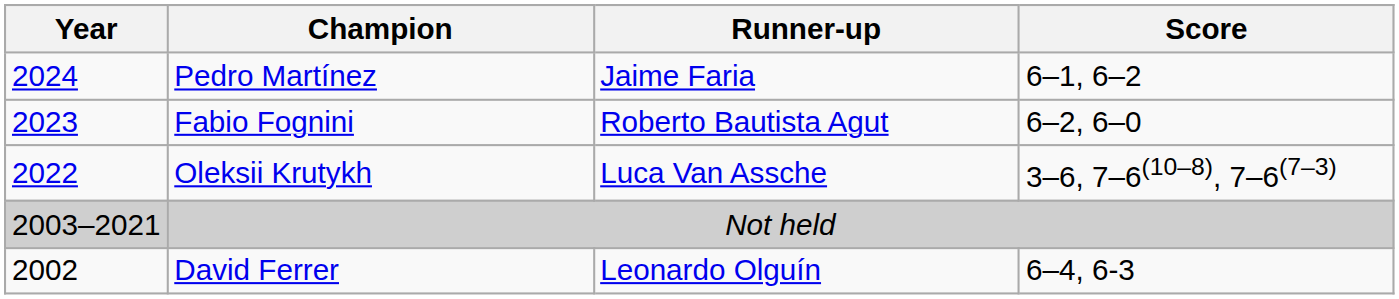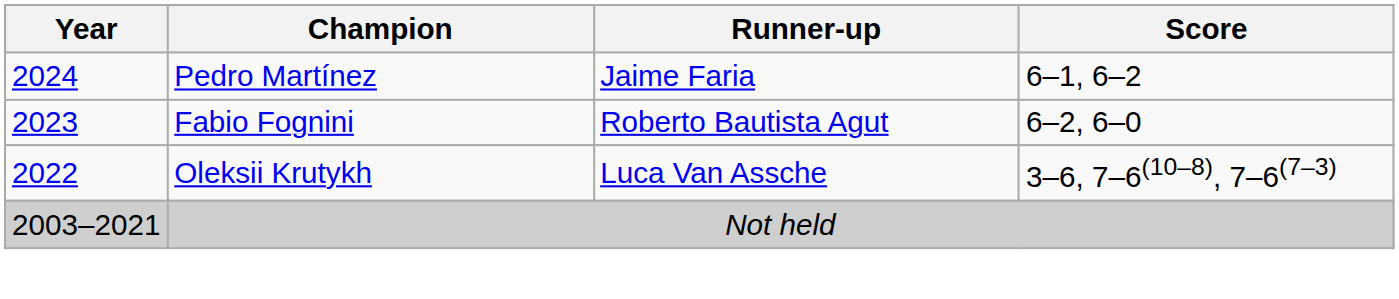- row: (257, 271)
